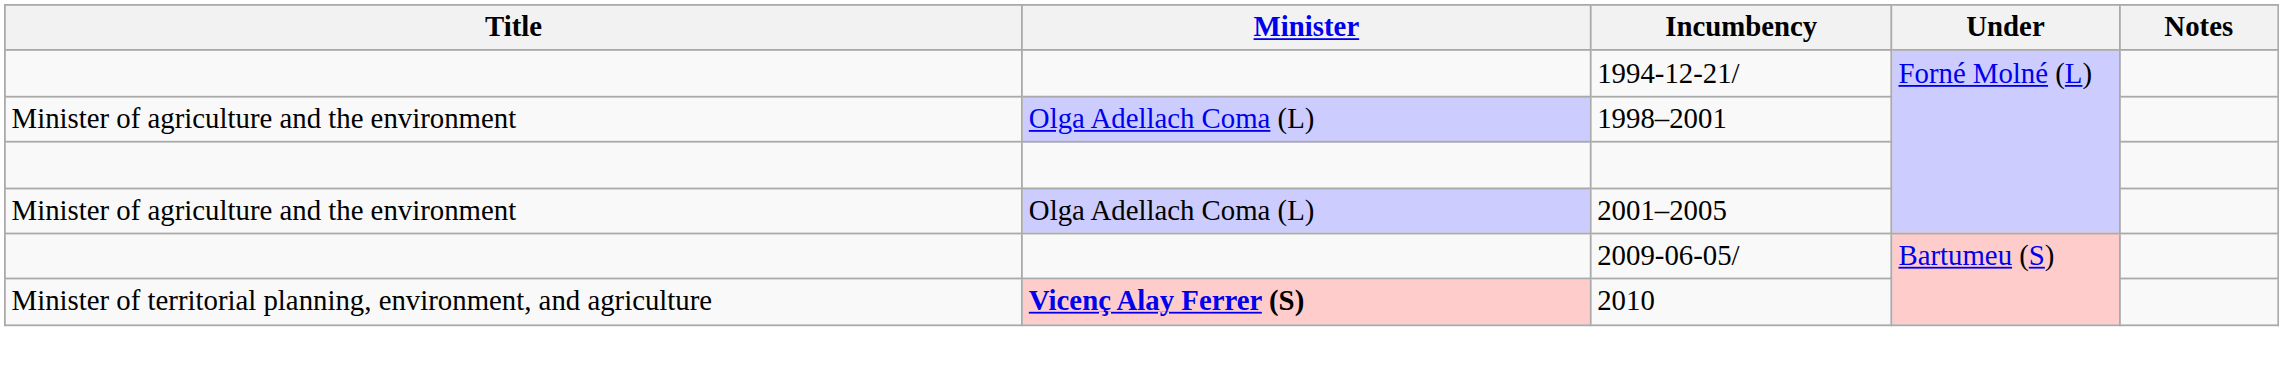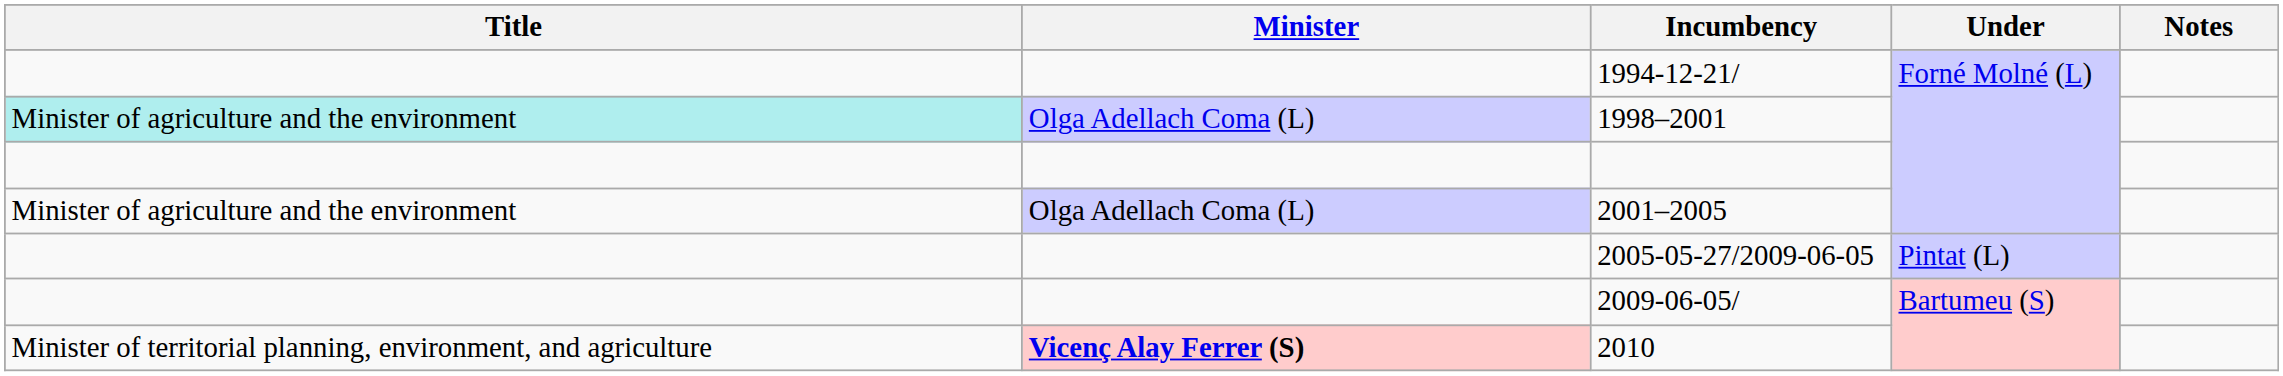(264, 118) no background -> (264, 118) paleturquoise background
+ row: (1736, 255)
